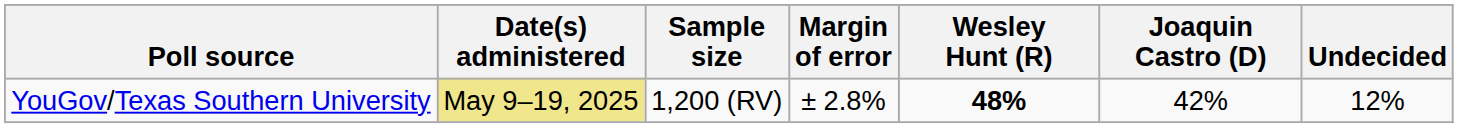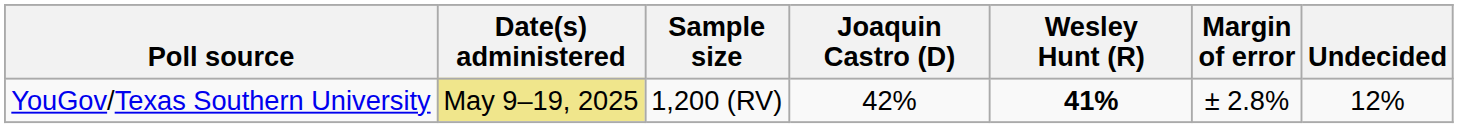columns swapped: (843, 42) <-> (1201, 42)
(999, 100) 48% -> (1091, 100) 41%
